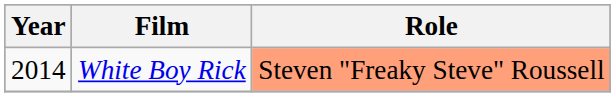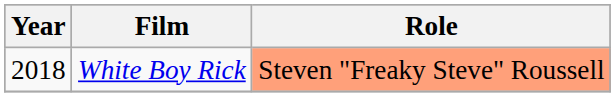(38, 69) 2014 -> (38, 69) 2018
